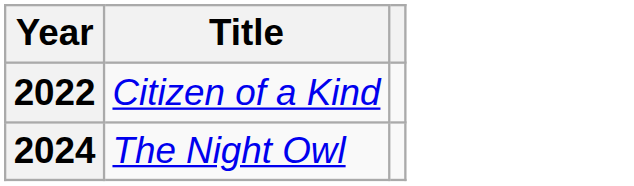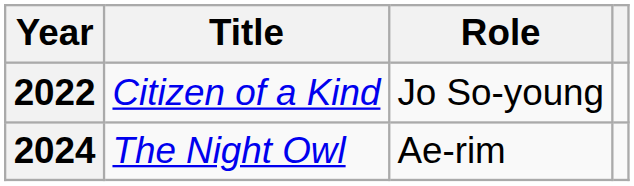+ column: (501, 33)
